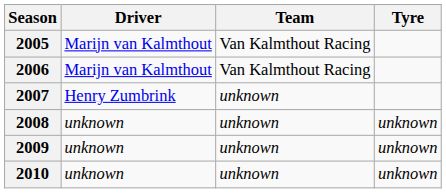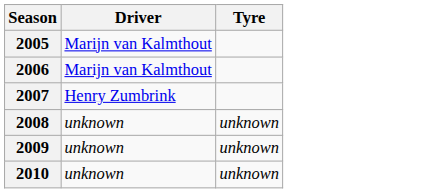- column: (295, 17)
